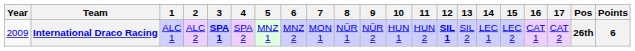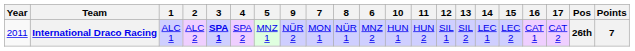columns swapped: (294, 12) <-> (373, 12)
(18, 33) 2009 -> (17, 33) 2011
(447, 33) bold -> (446, 33) normal
(613, 33) 6 -> (612, 33) 7
